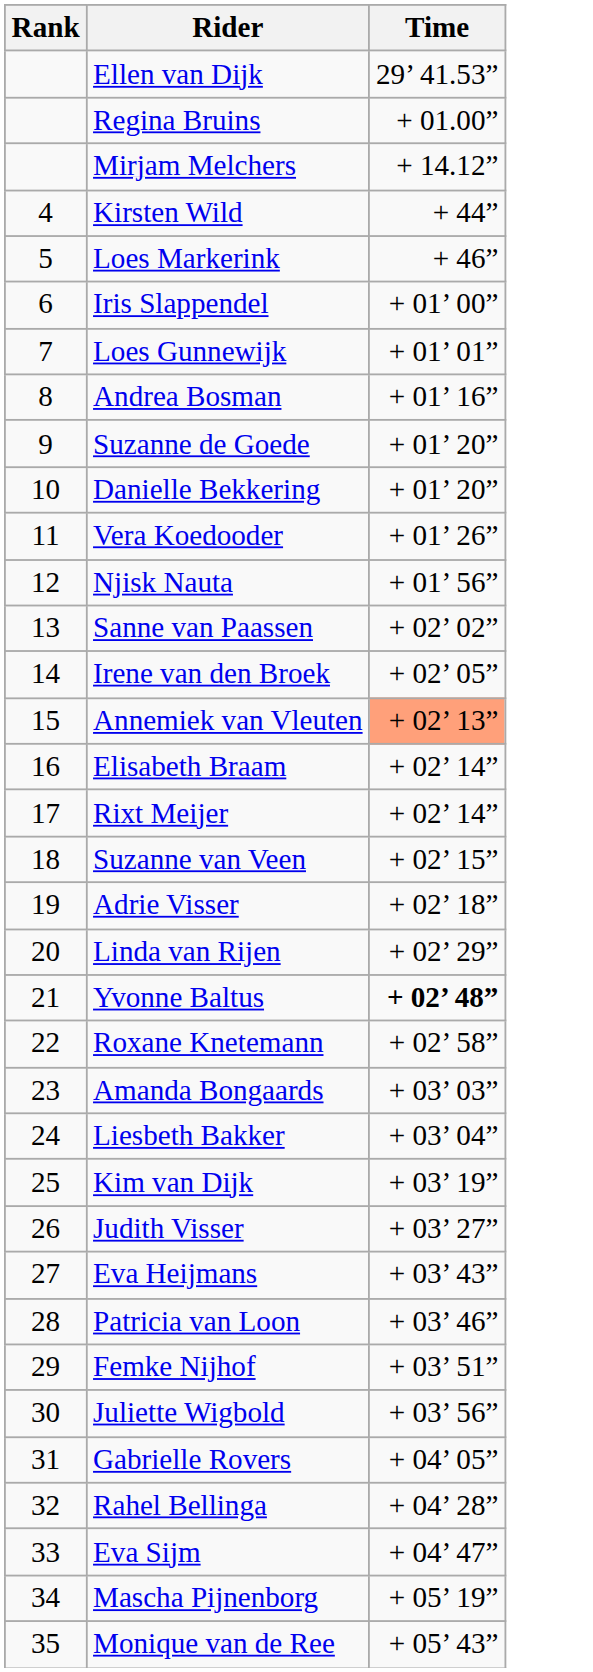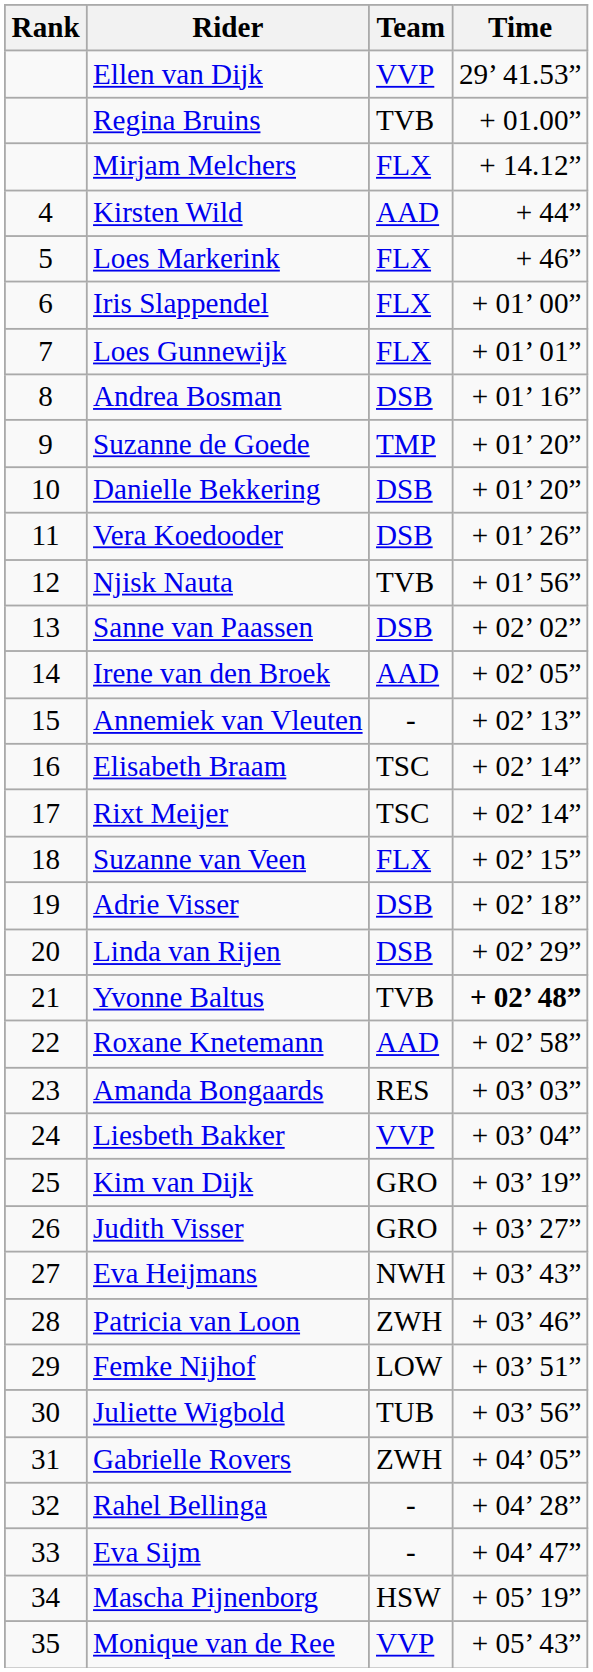+ column: (411, 27)
(444, 720) lightsalmon background -> (527, 720) no background
